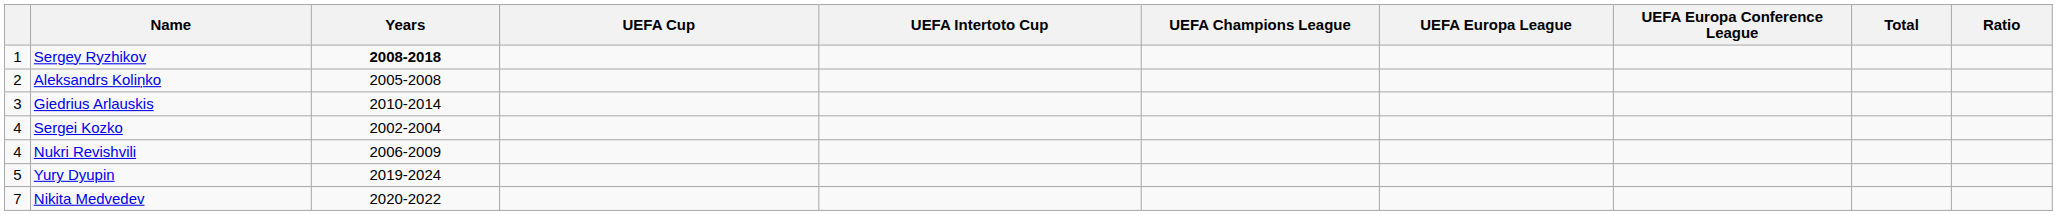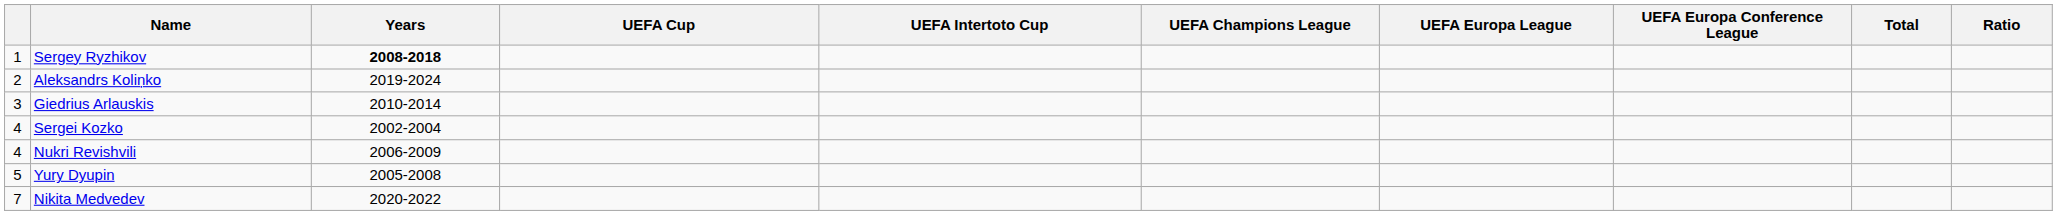(405, 81) 2005-2008 -> (405, 81) 2019-2024
(405, 175) 2019-2024 -> (405, 175) 2005-2008
